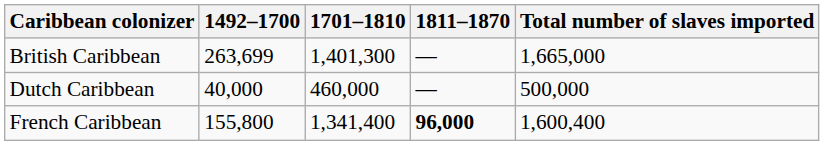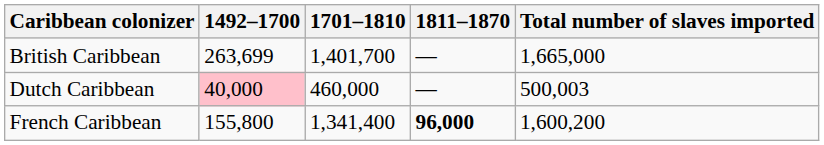(353, 55) 1,401,300 -> (353, 55) 1,401,700
(234, 88) no background -> (234, 88) pink background
(554, 88) 500,000 -> (554, 88) 500,003
(562, 122) 1,600,400 -> (562, 122) 1,600,200
